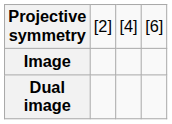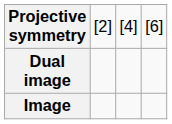rows swapped: (47, 61) <-> (47, 96)
